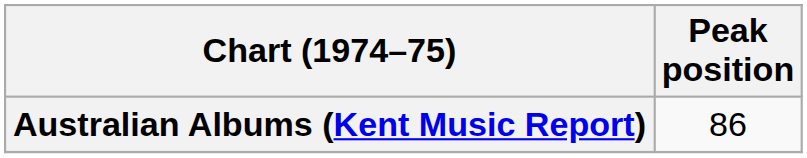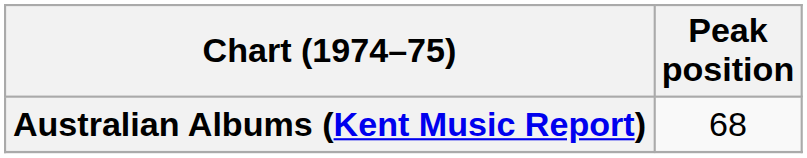(728, 123) 86 -> (728, 123) 68
